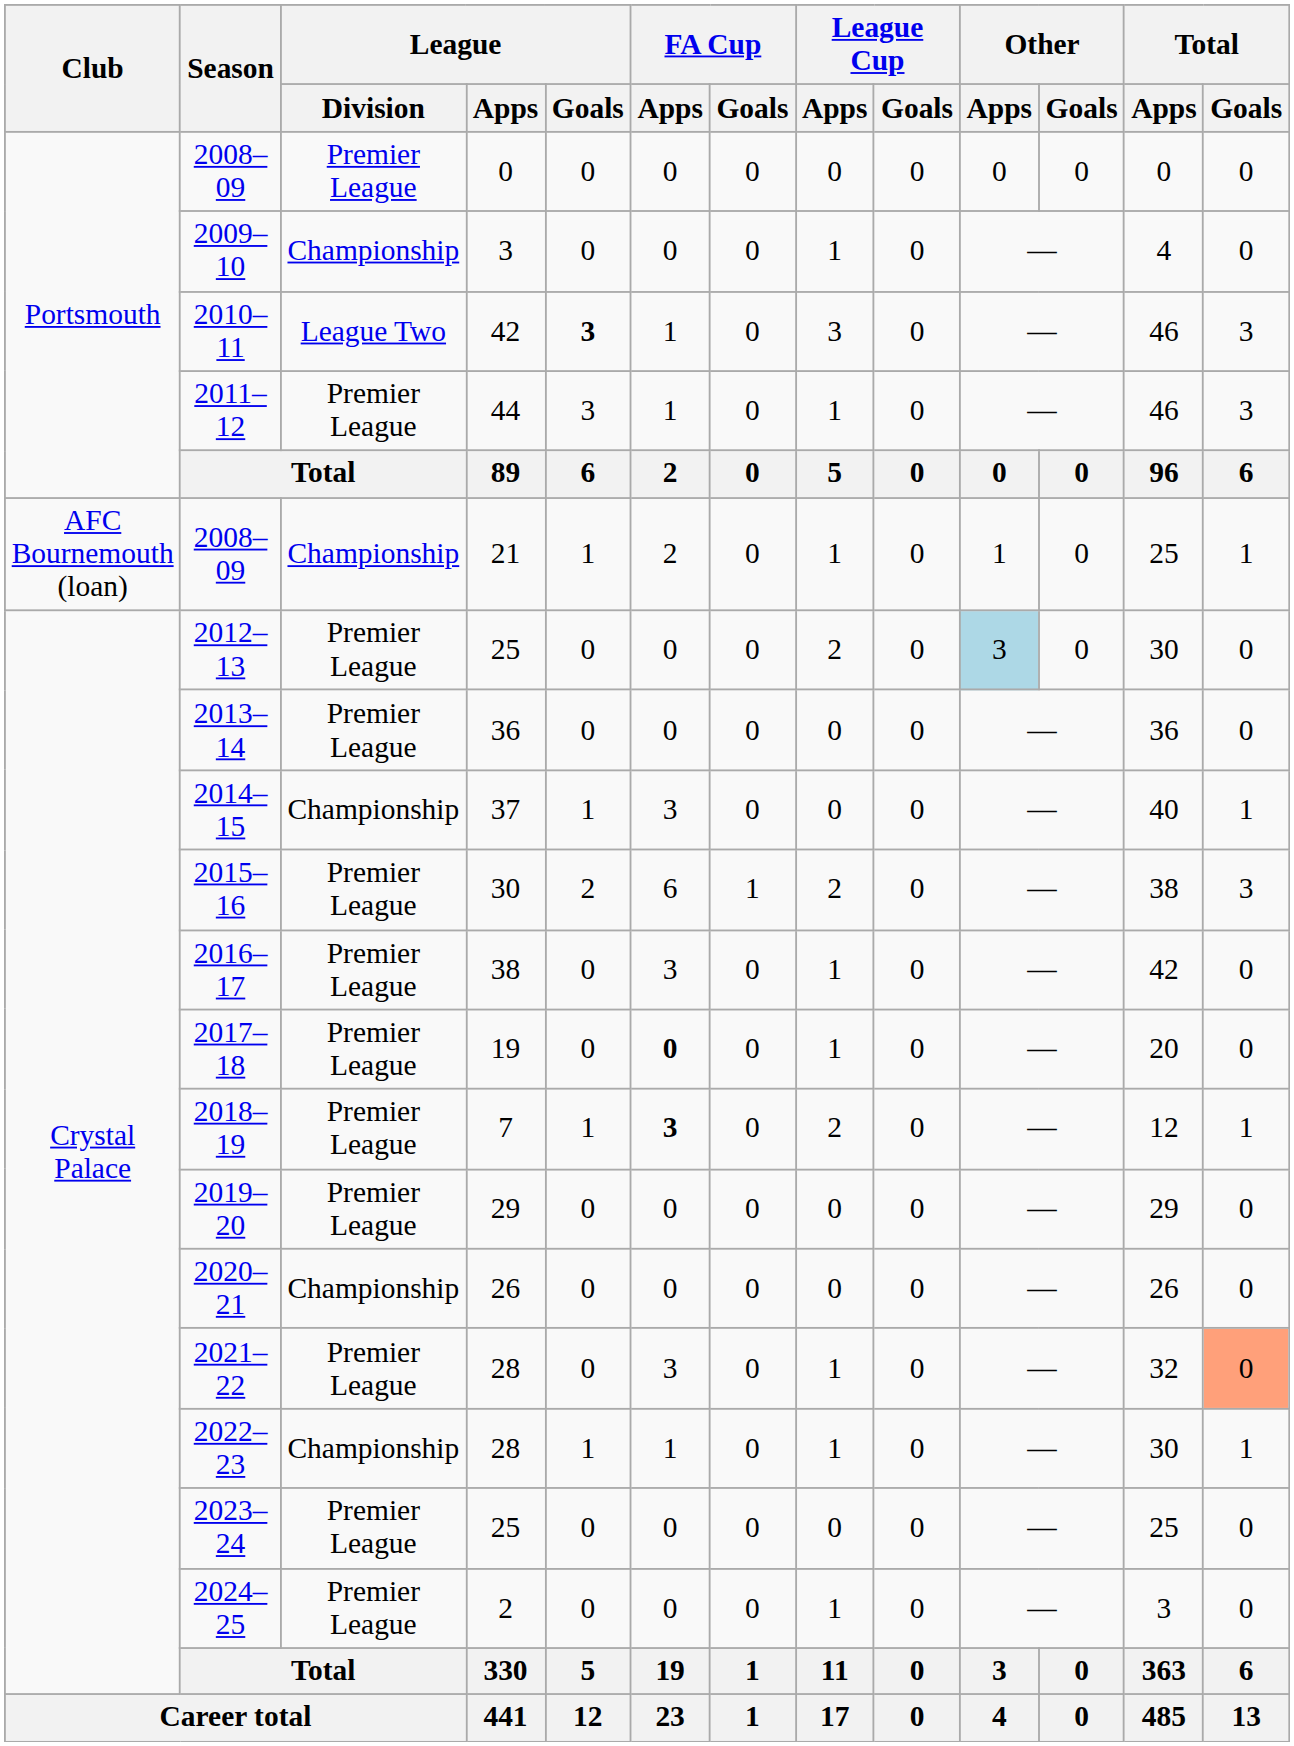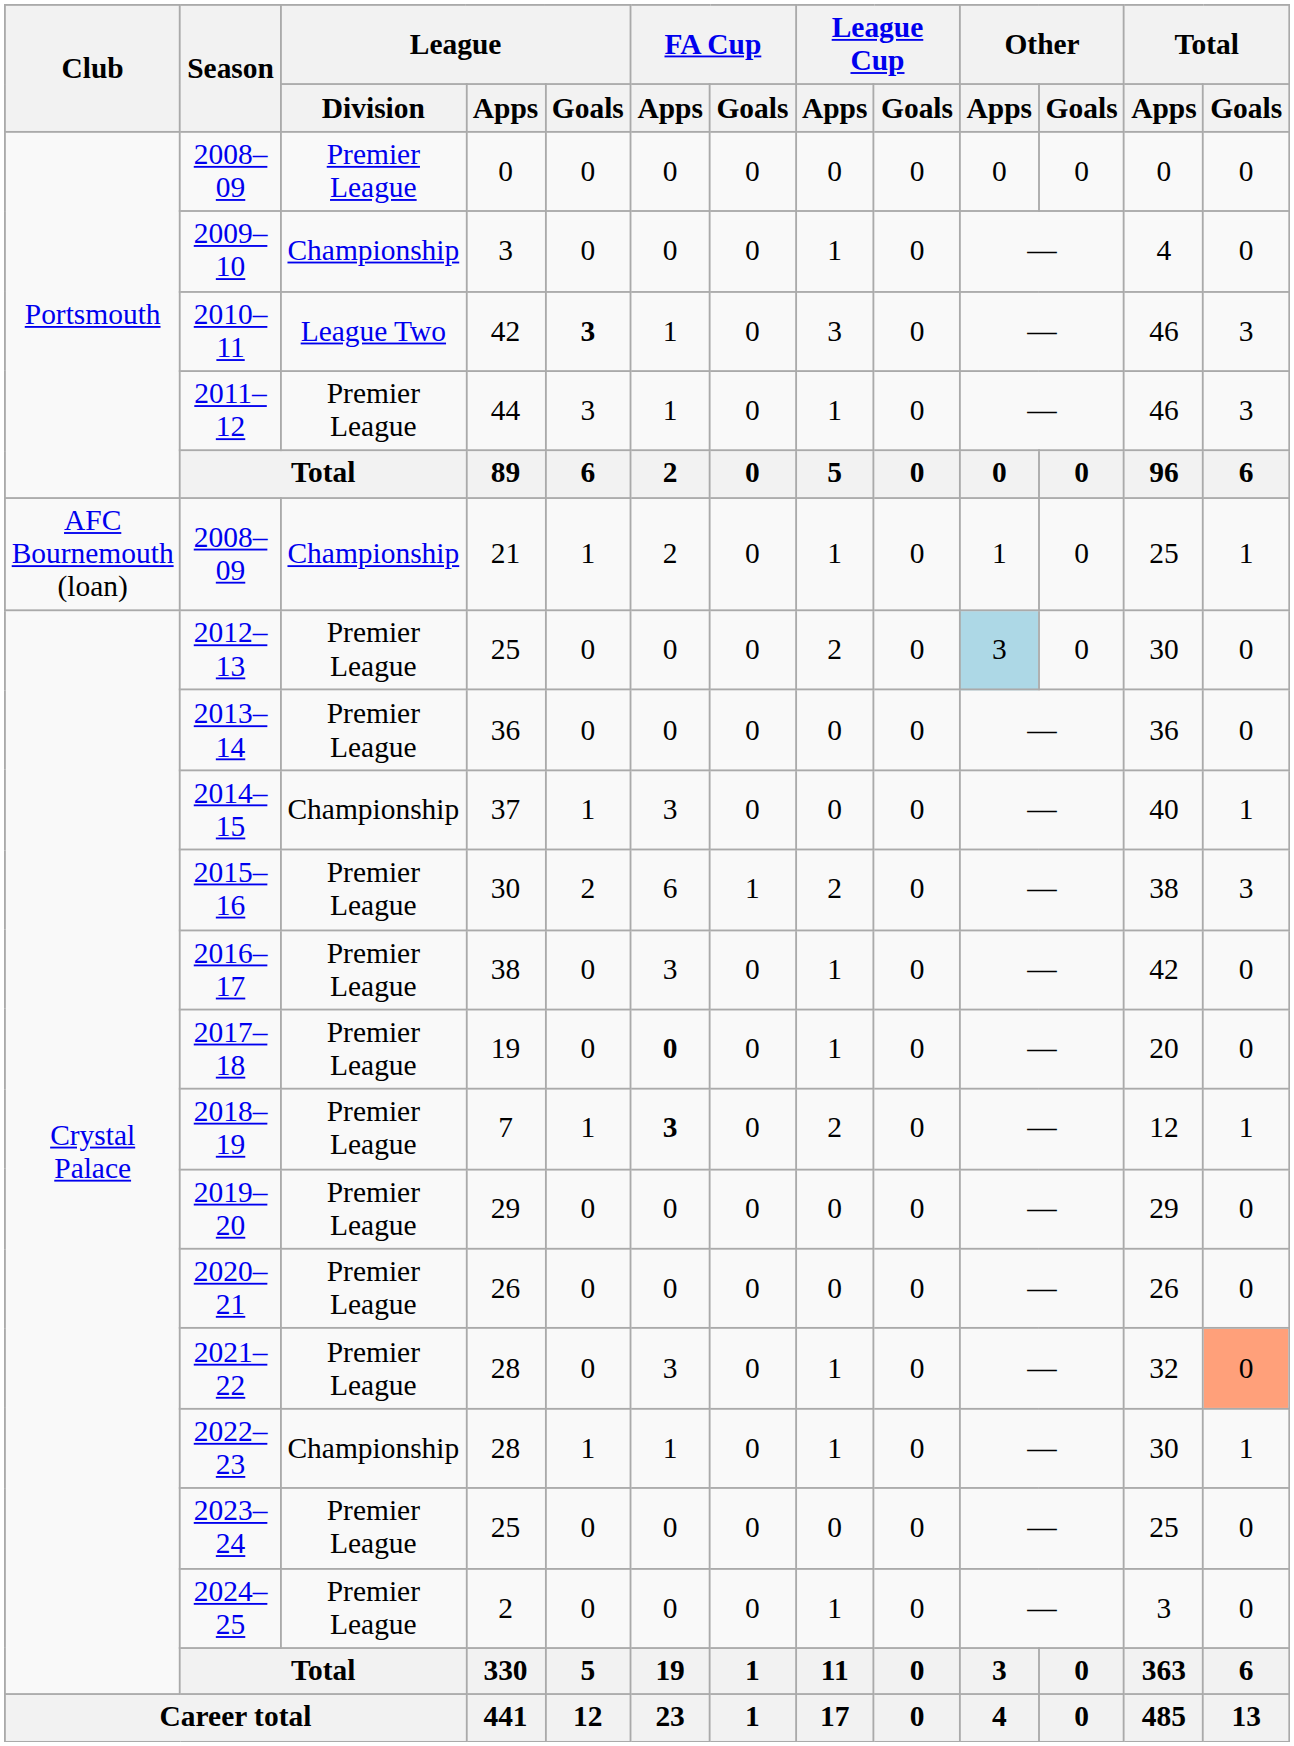(373, 1288) Championship -> (373, 1288) Premier League
